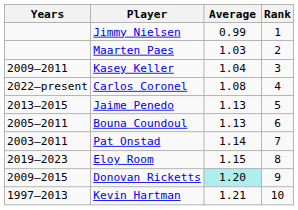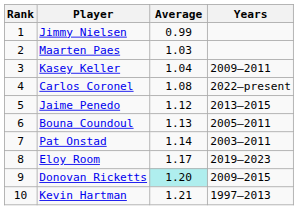columns swapped: (278, 14) <-> (47, 14)
(232, 105) 1.13 -> (179, 105) 1.12
(232, 159) 1.15 -> (179, 159) 1.17
